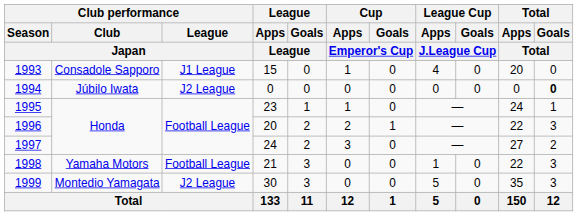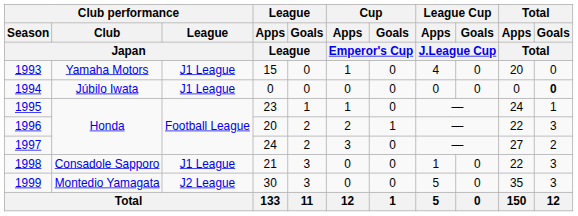(107, 70) Consadole Sapporo -> (107, 70) Yamaha Motors
(207, 88) J2 League -> (207, 88) J1 League
(107, 164) Yamaha Motors -> (107, 164) Consadole Sapporo
(207, 164) Football League -> (207, 164) J1 League
